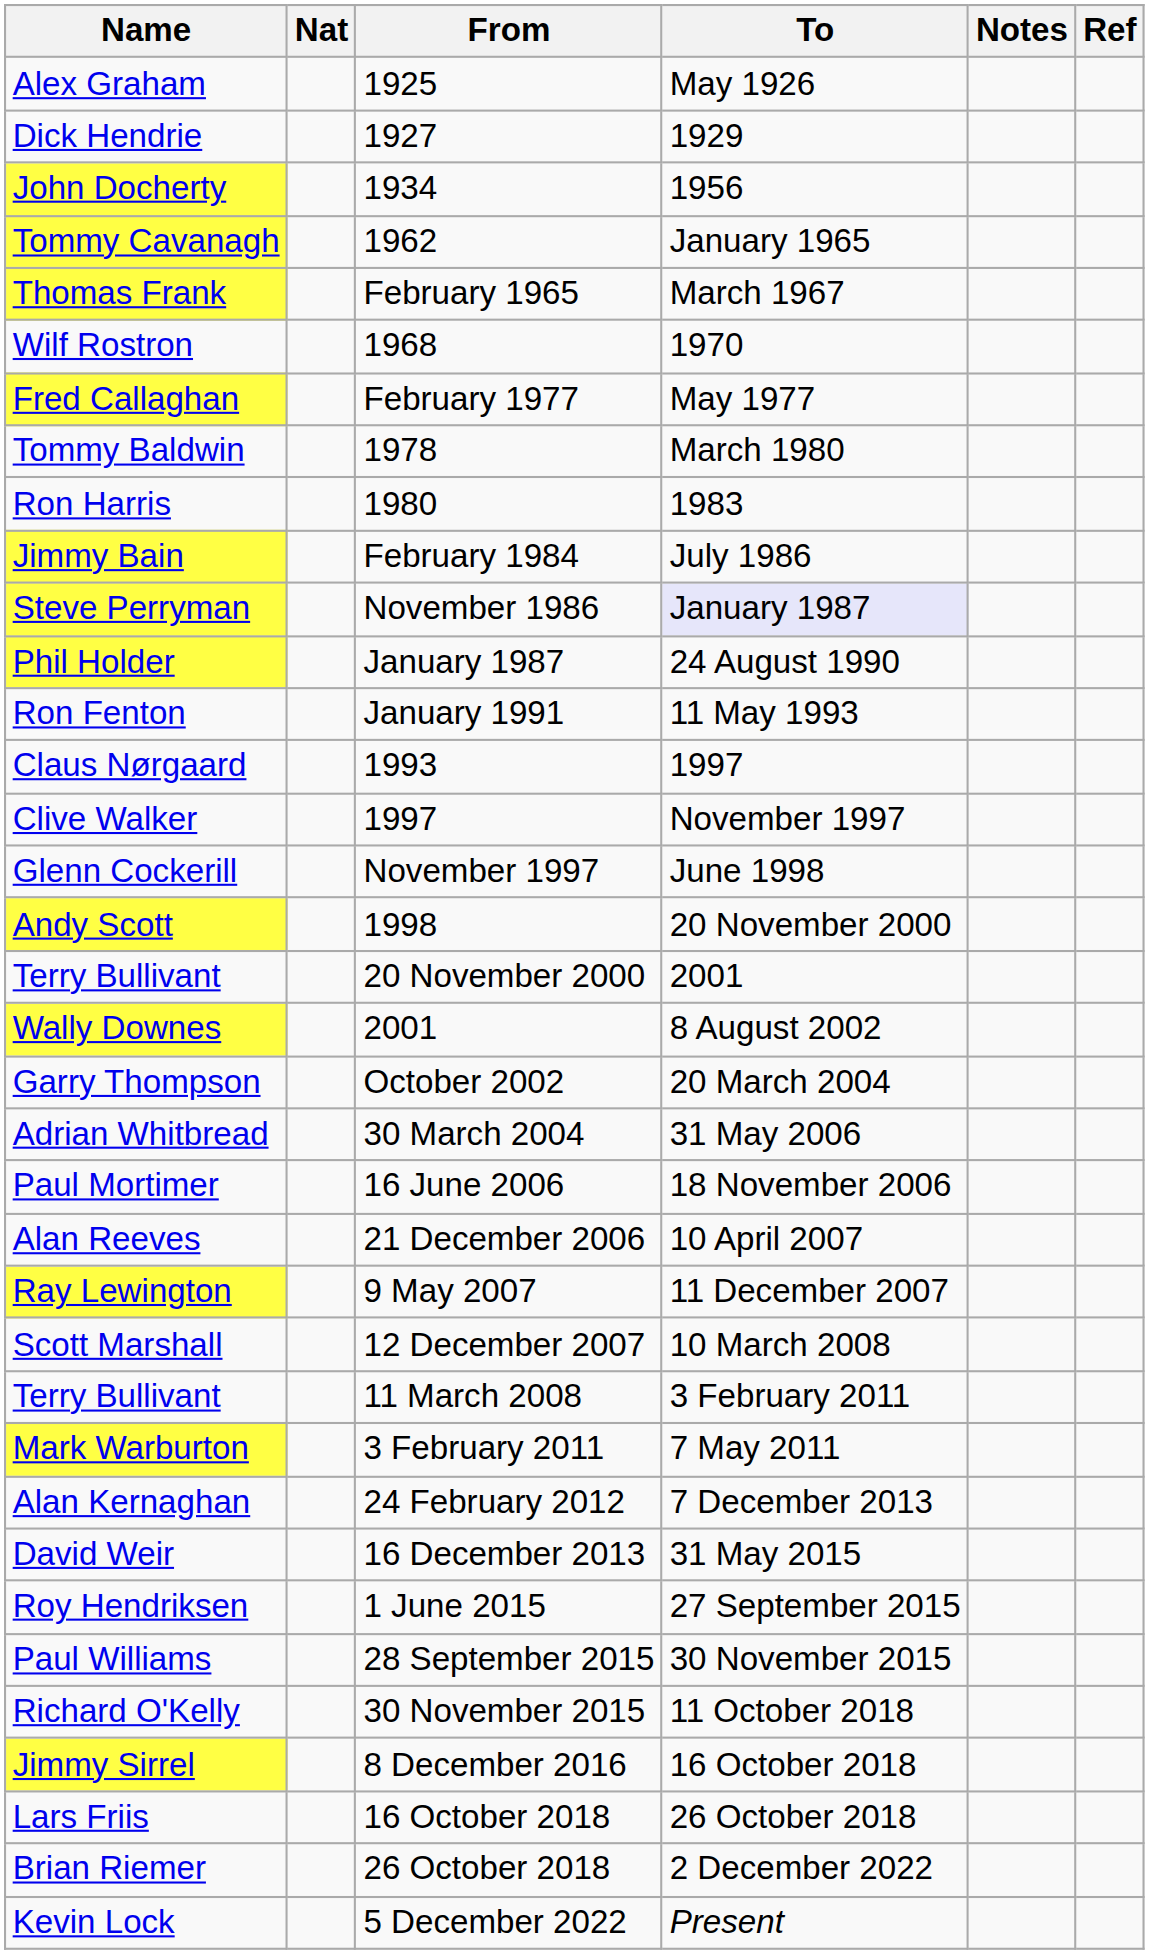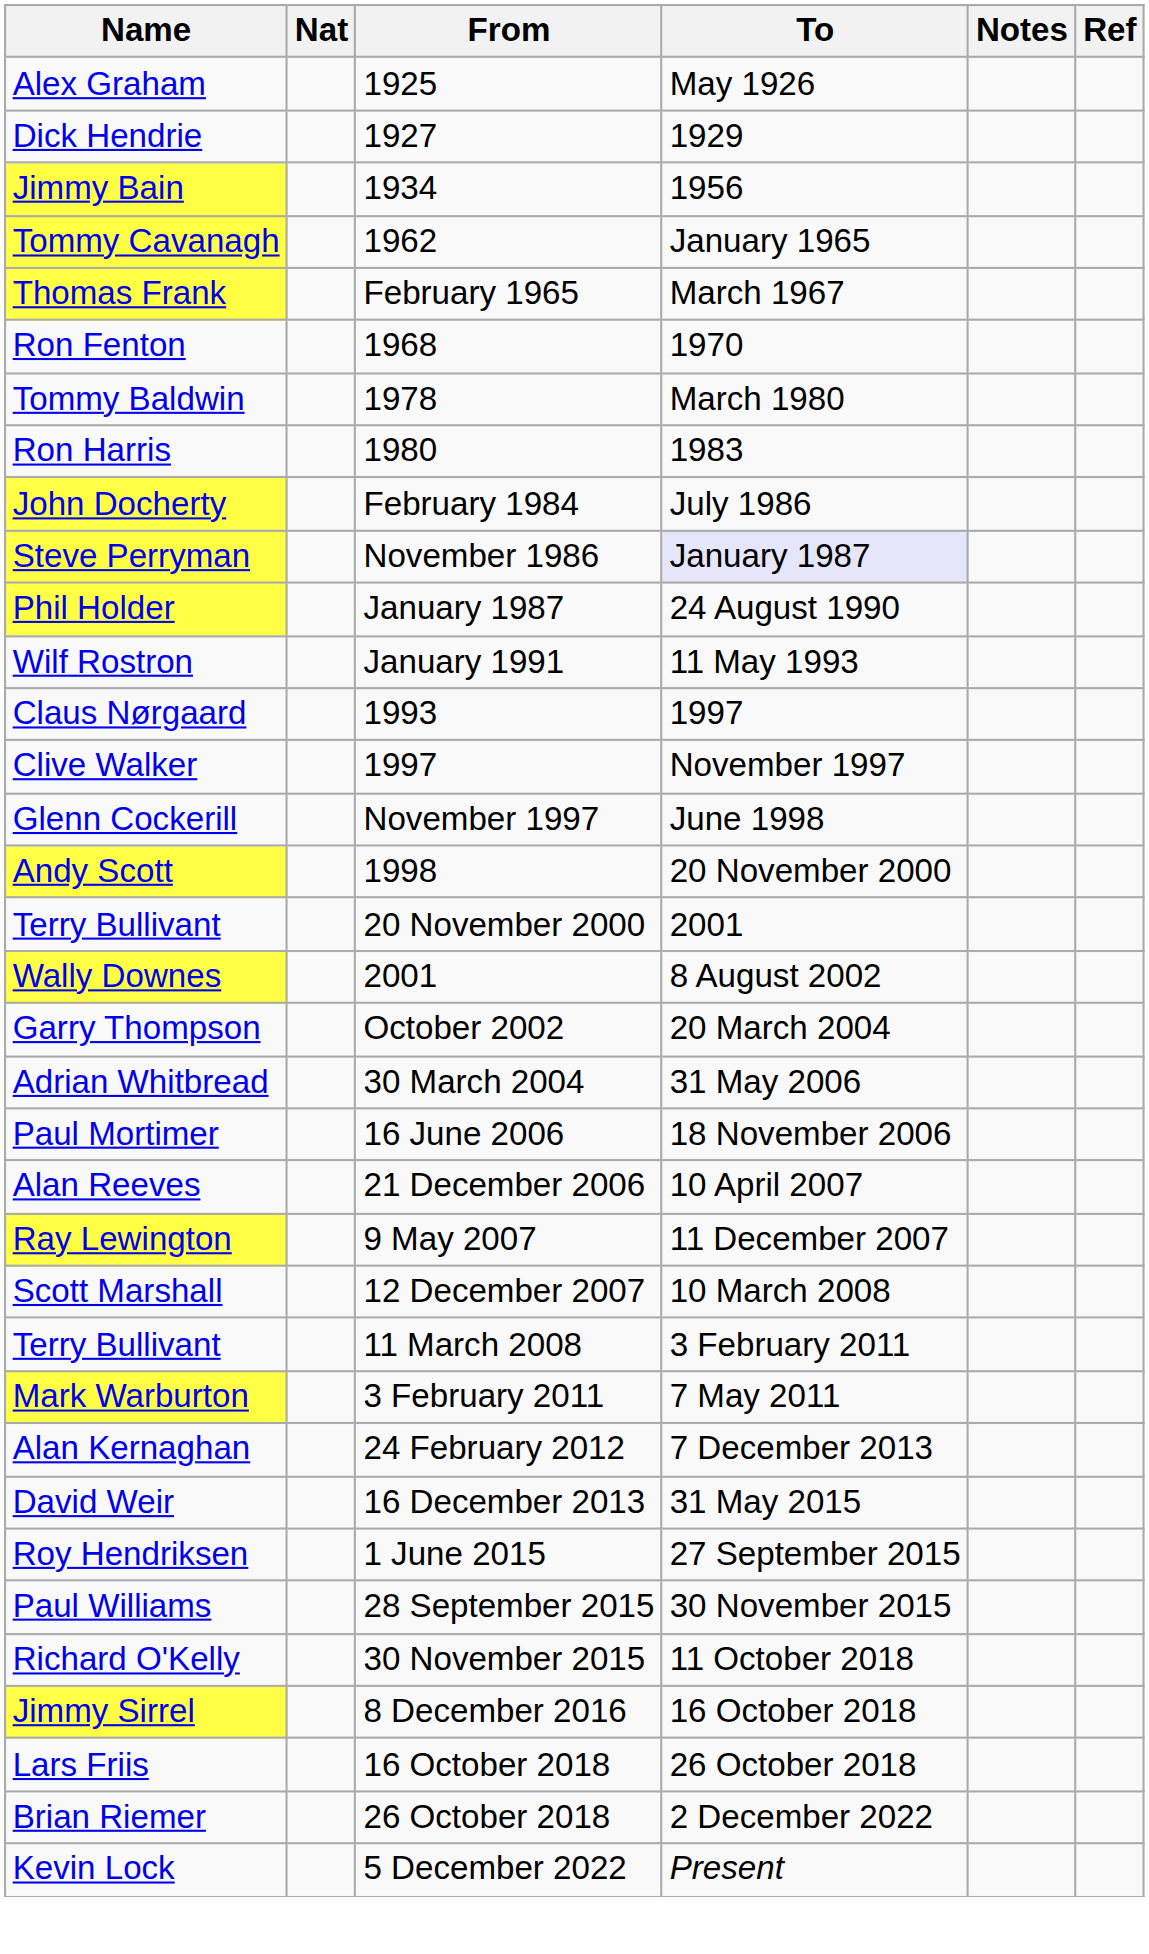(119, 188) John Docherty -> (98, 188) Jimmy Bain
(103, 345) Wilf Rostron -> (99, 345) Ron Fenton
- row: (471, 398)
(98, 556) Jimmy Bain -> (119, 503) John Docherty
(99, 713) Ron Fenton -> (103, 661) Wilf Rostron
